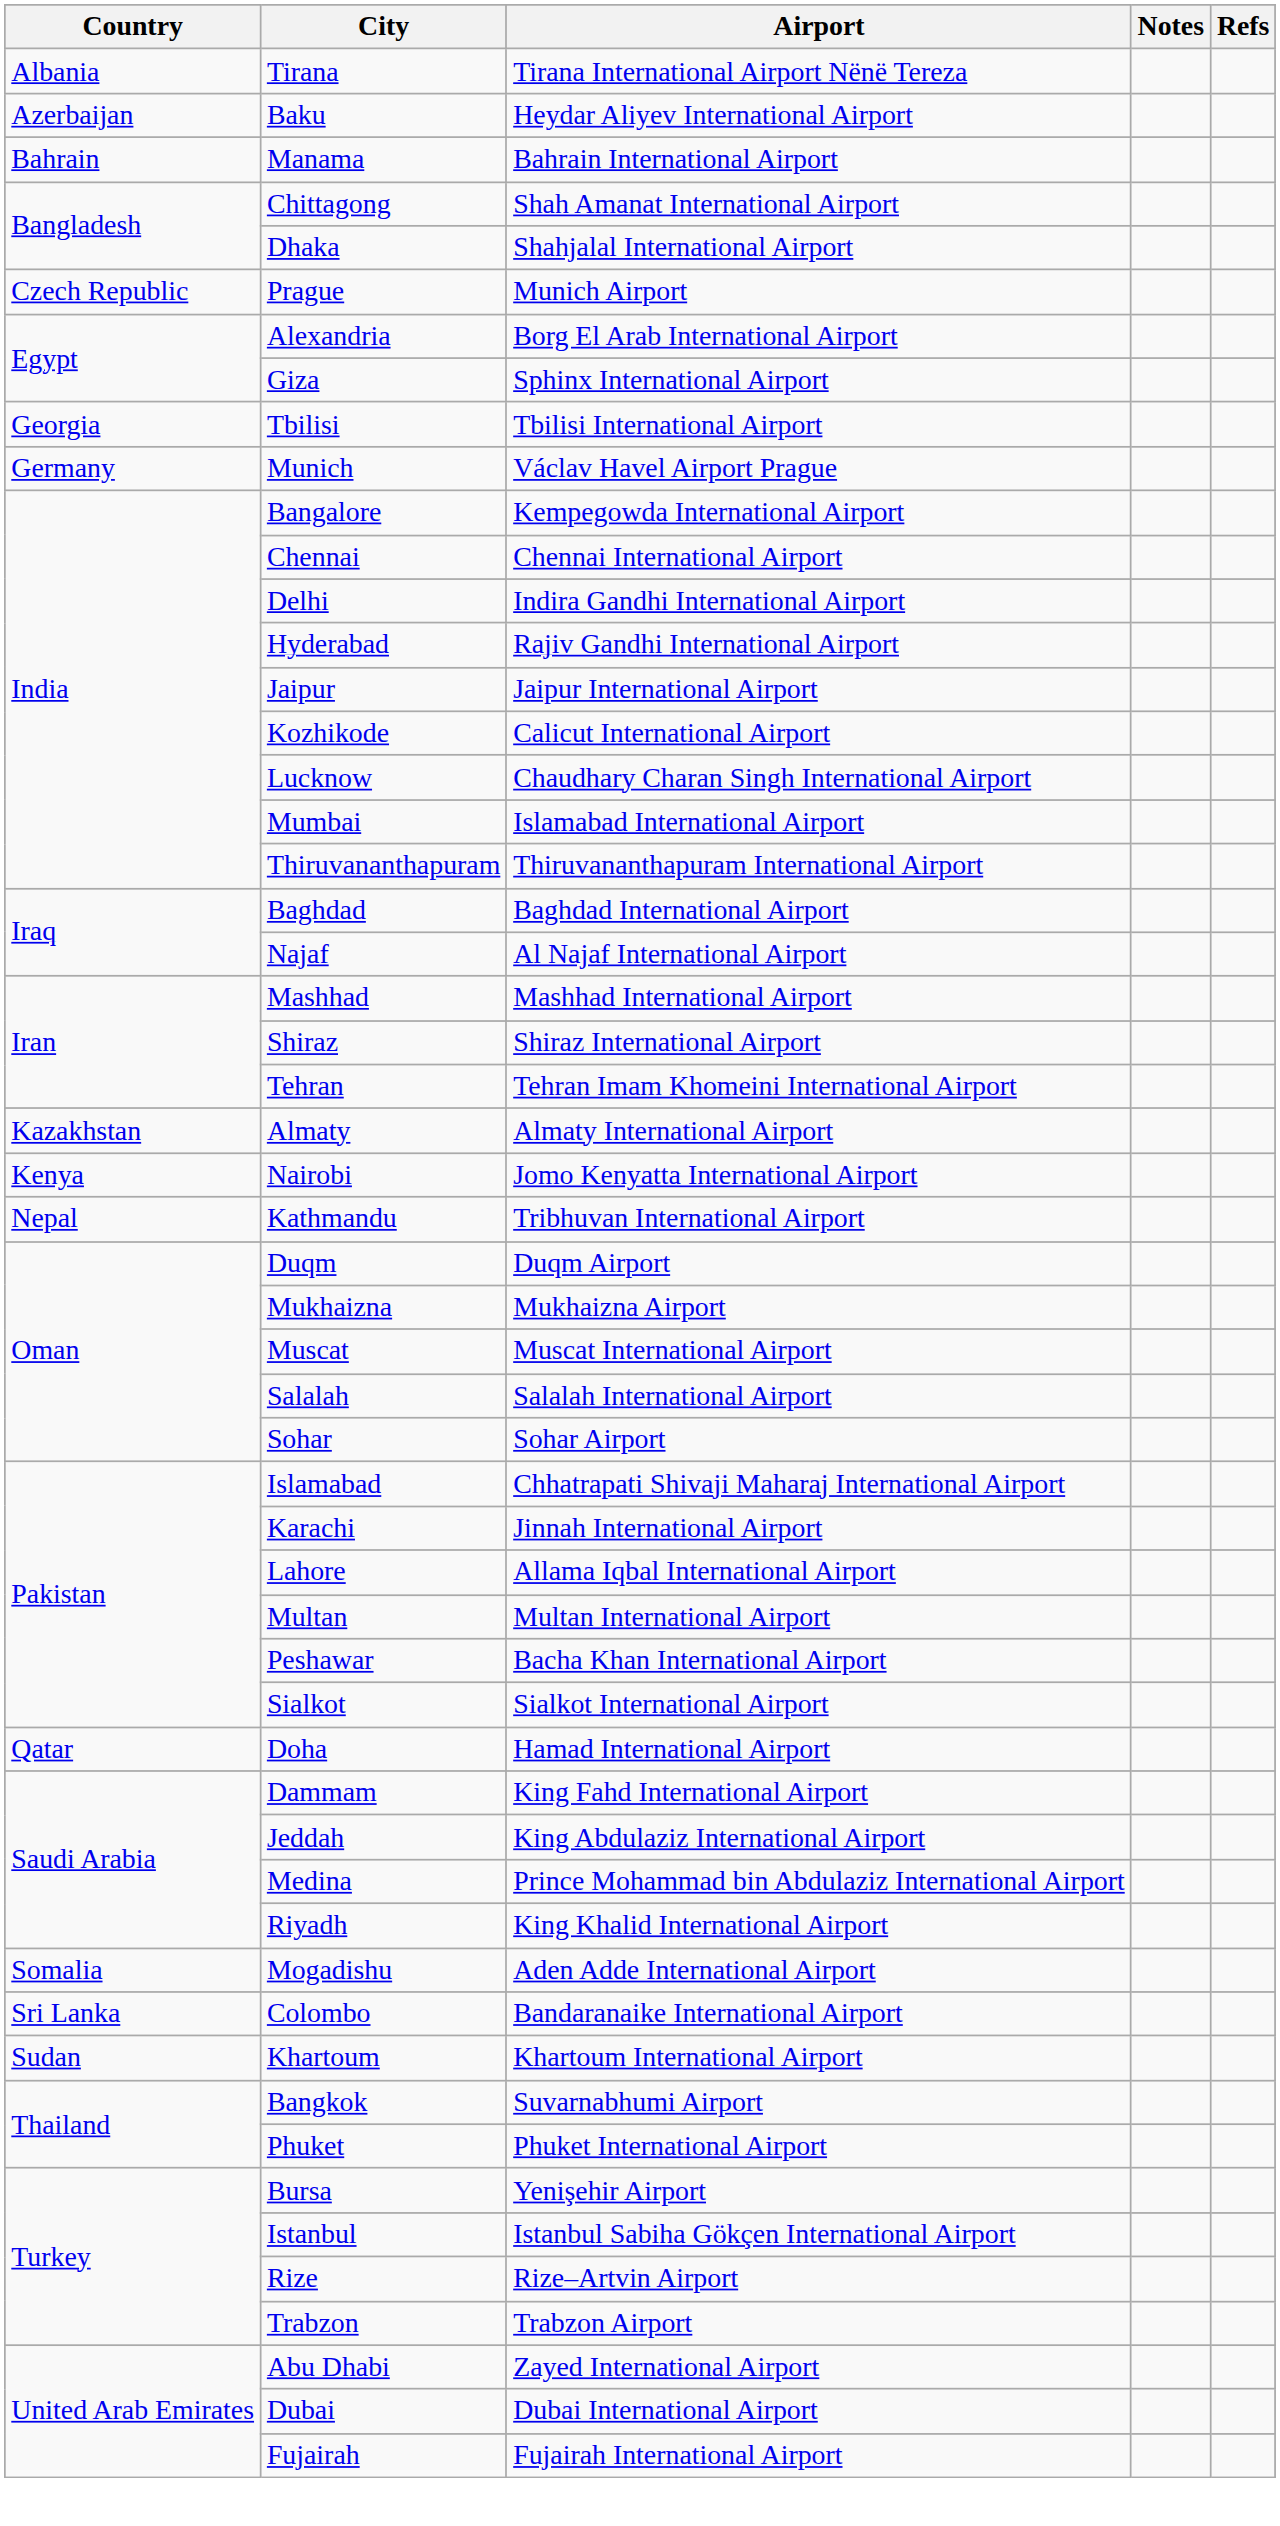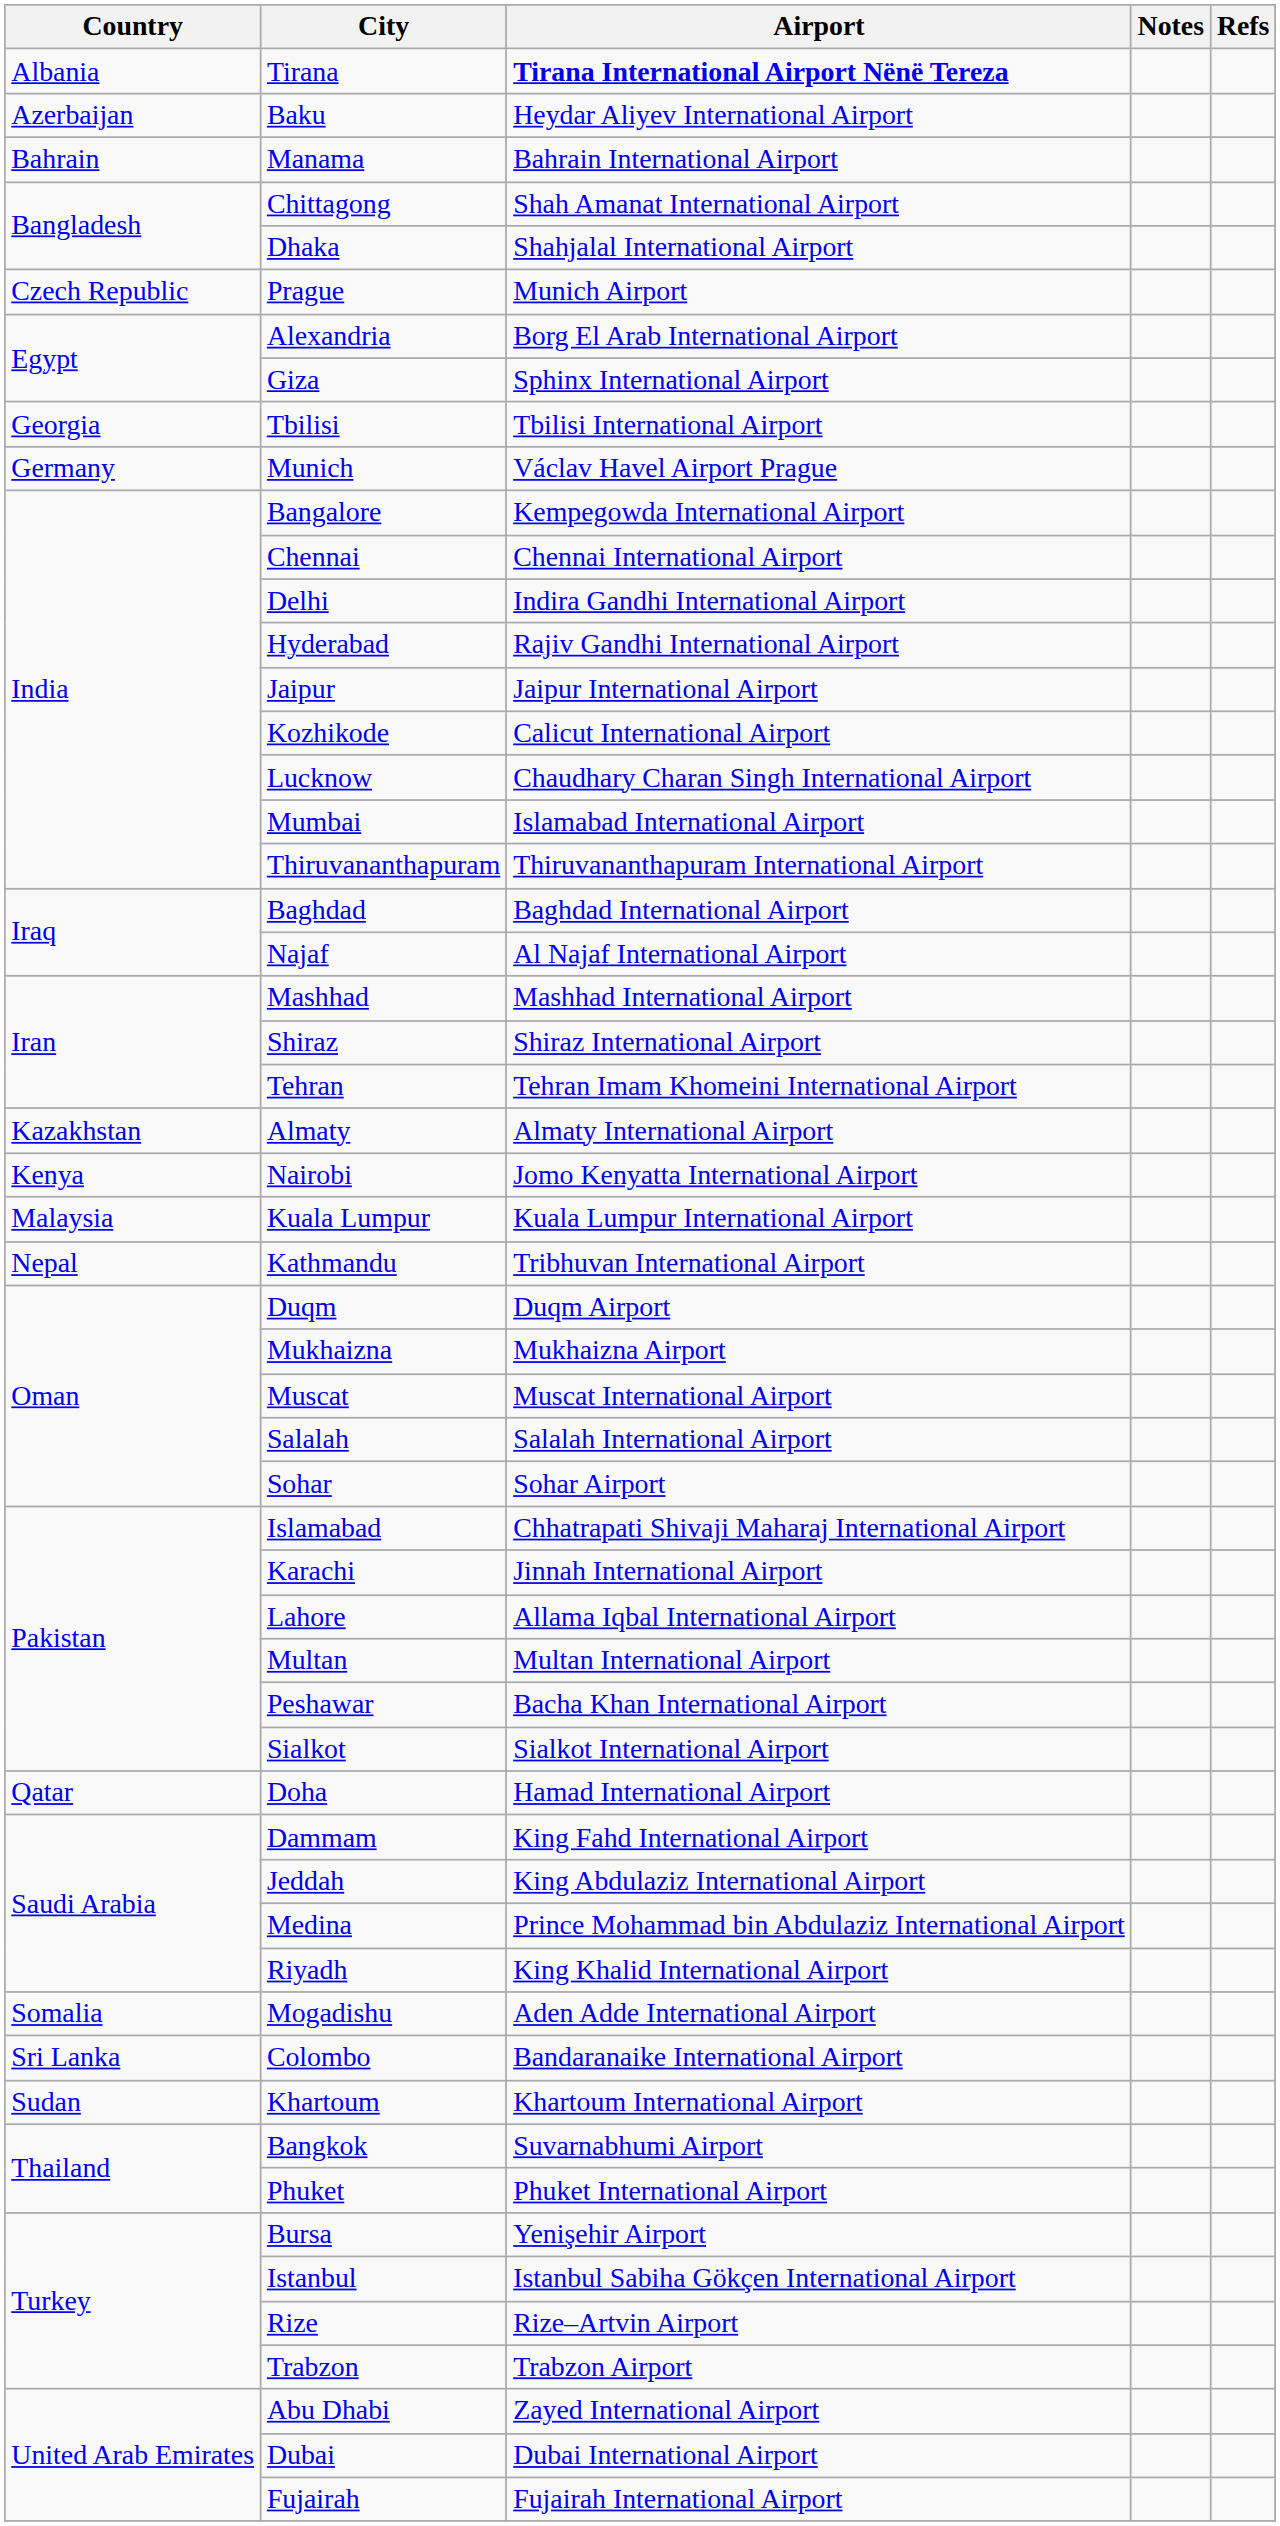(740, 70) normal -> (761, 70) bold
+ row: (348, 1218)
